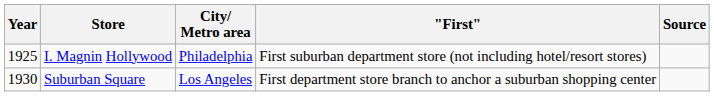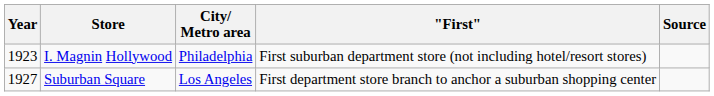(23, 56) 1925 -> (23, 56) 1923
(23, 79) 1930 -> (23, 79) 1927
